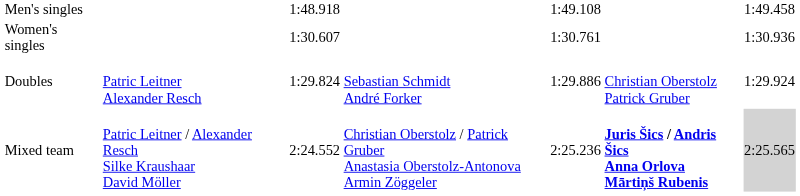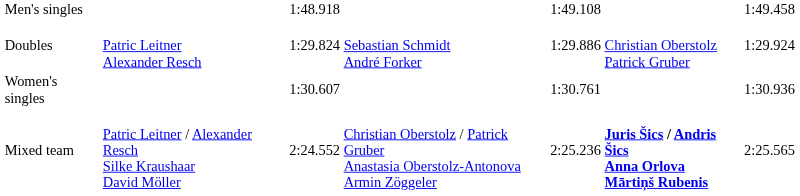rows swapped: (31, 37) <-> (29, 81)
(769, 150) lightgrey background -> (769, 150) no background
